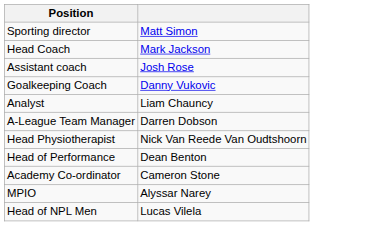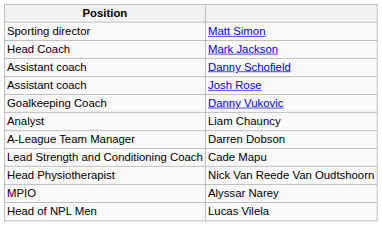+ row: (249, 67)
+ row: (237, 157)
- row: (173, 157)
- row: (180, 175)
